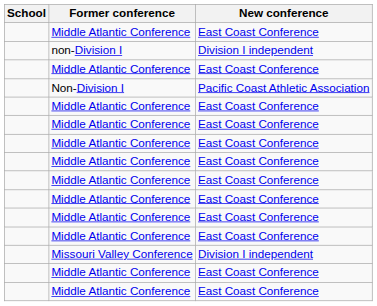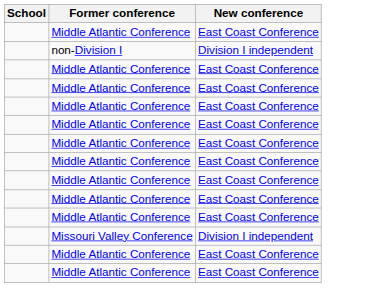- row: (88, 87)
